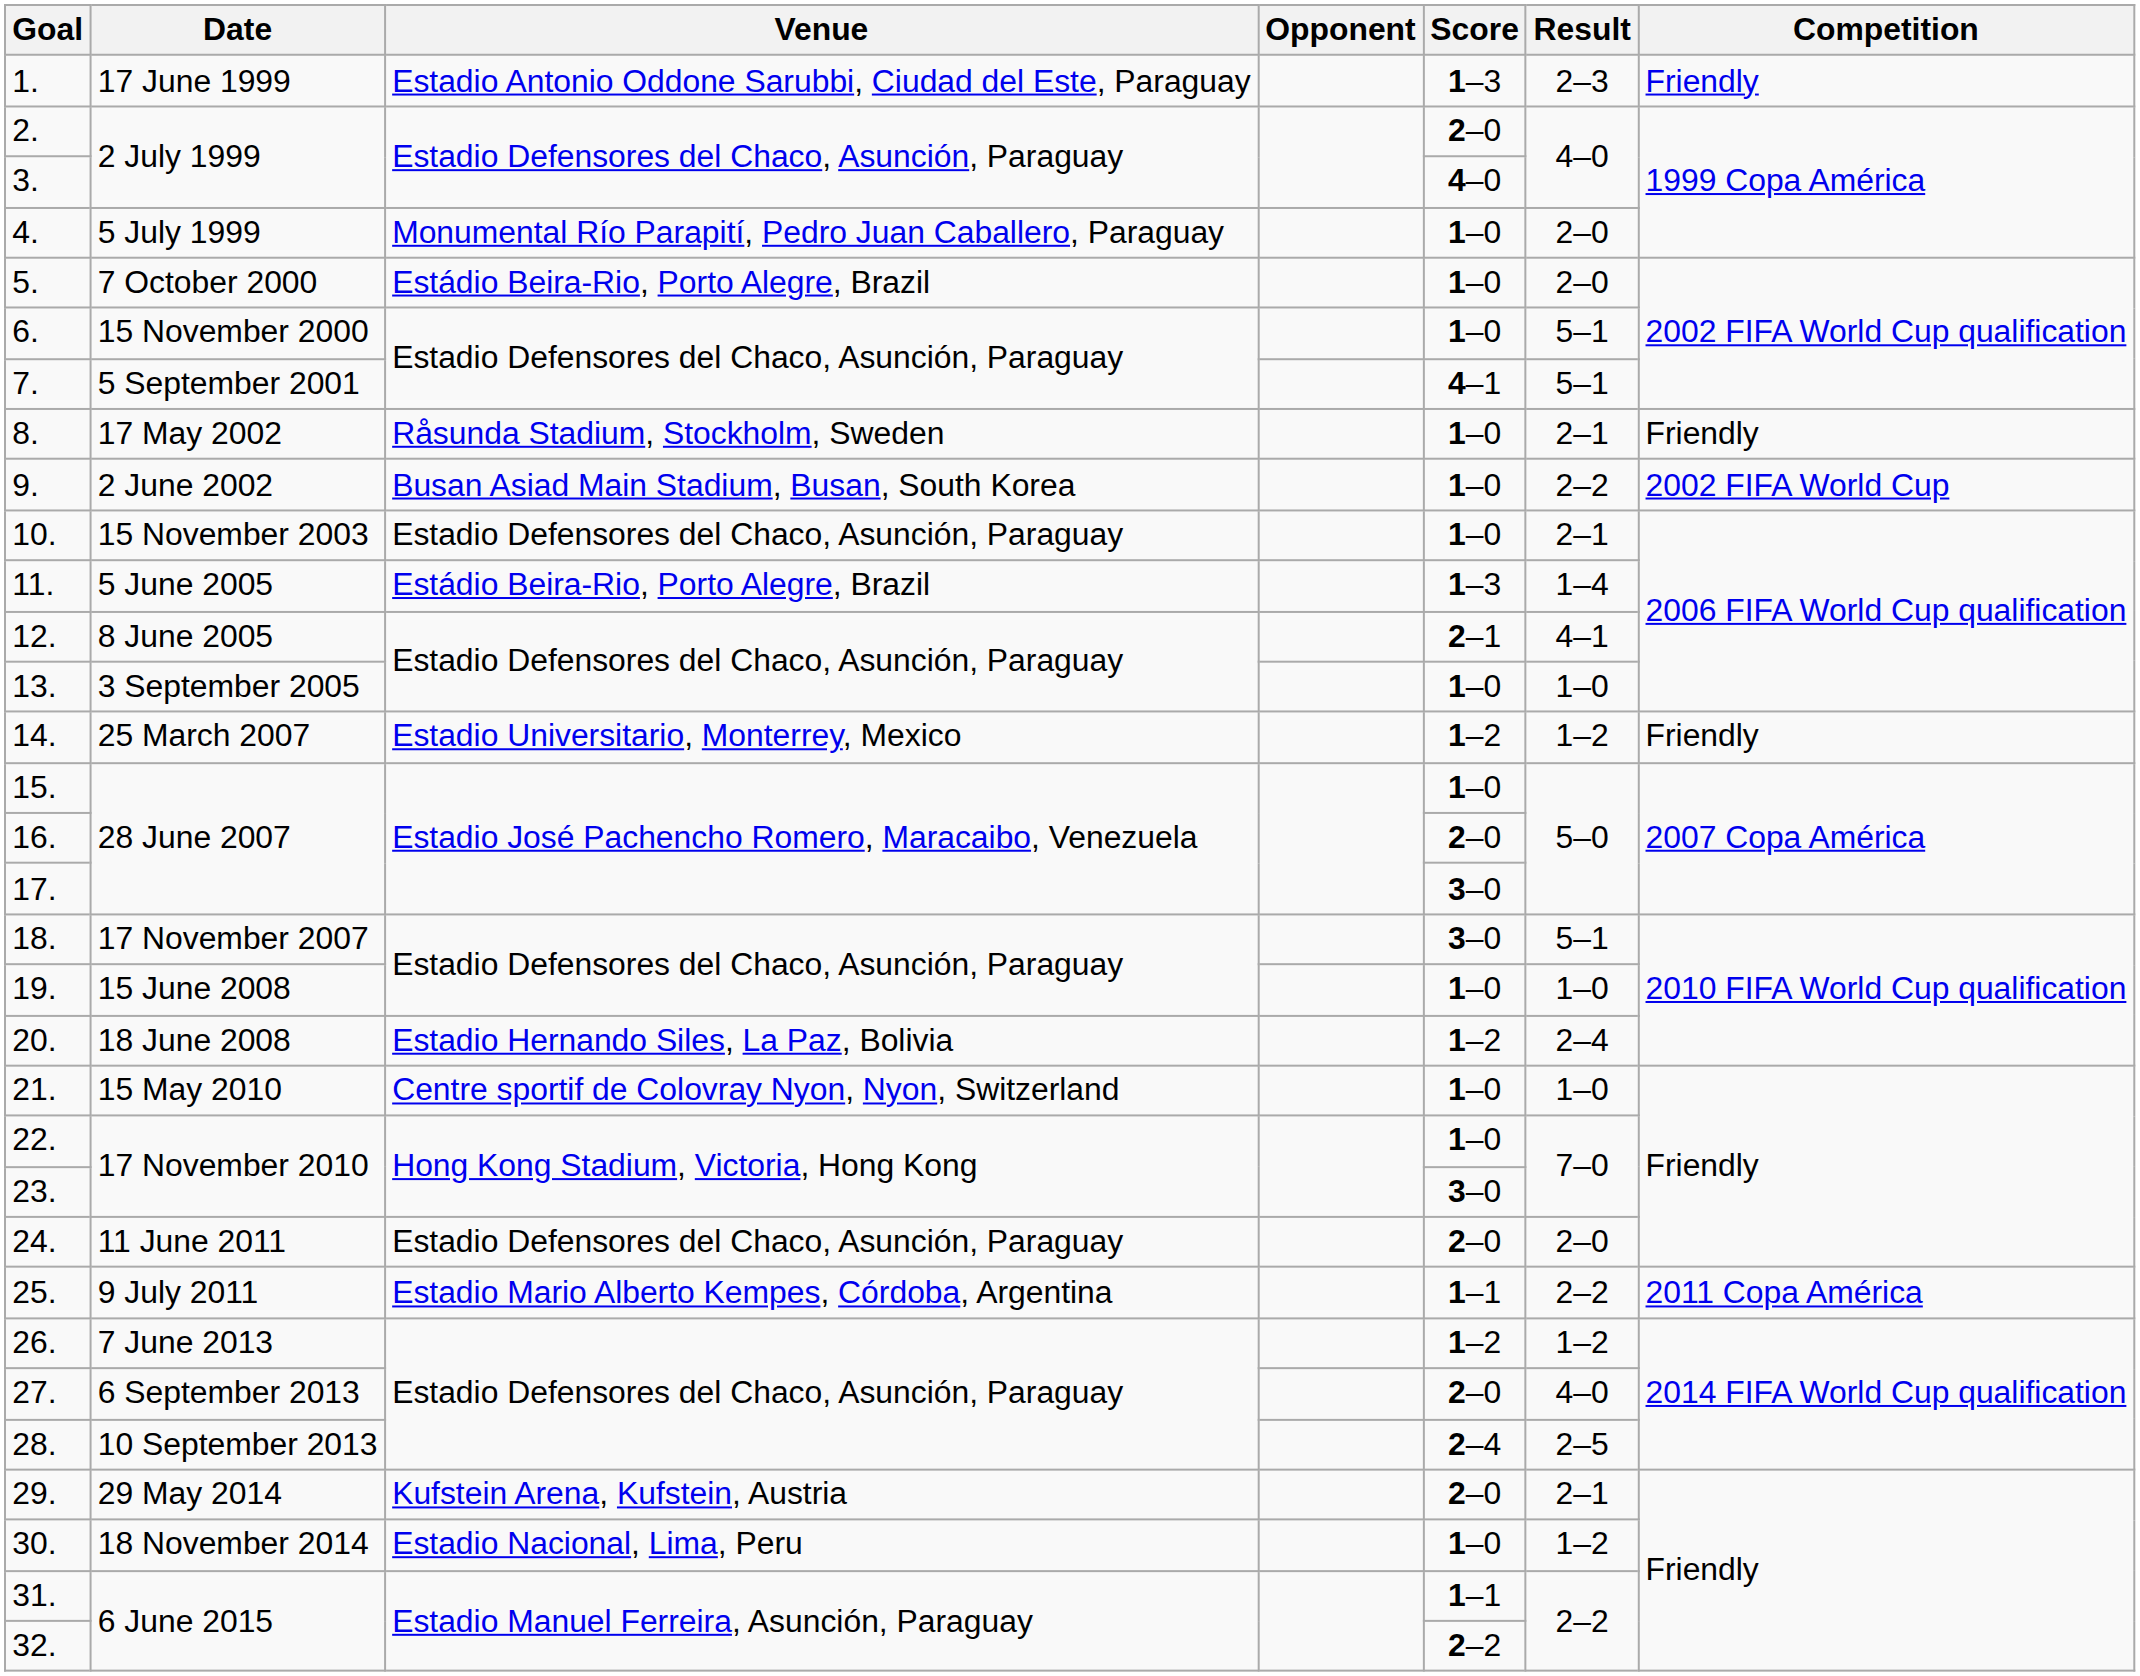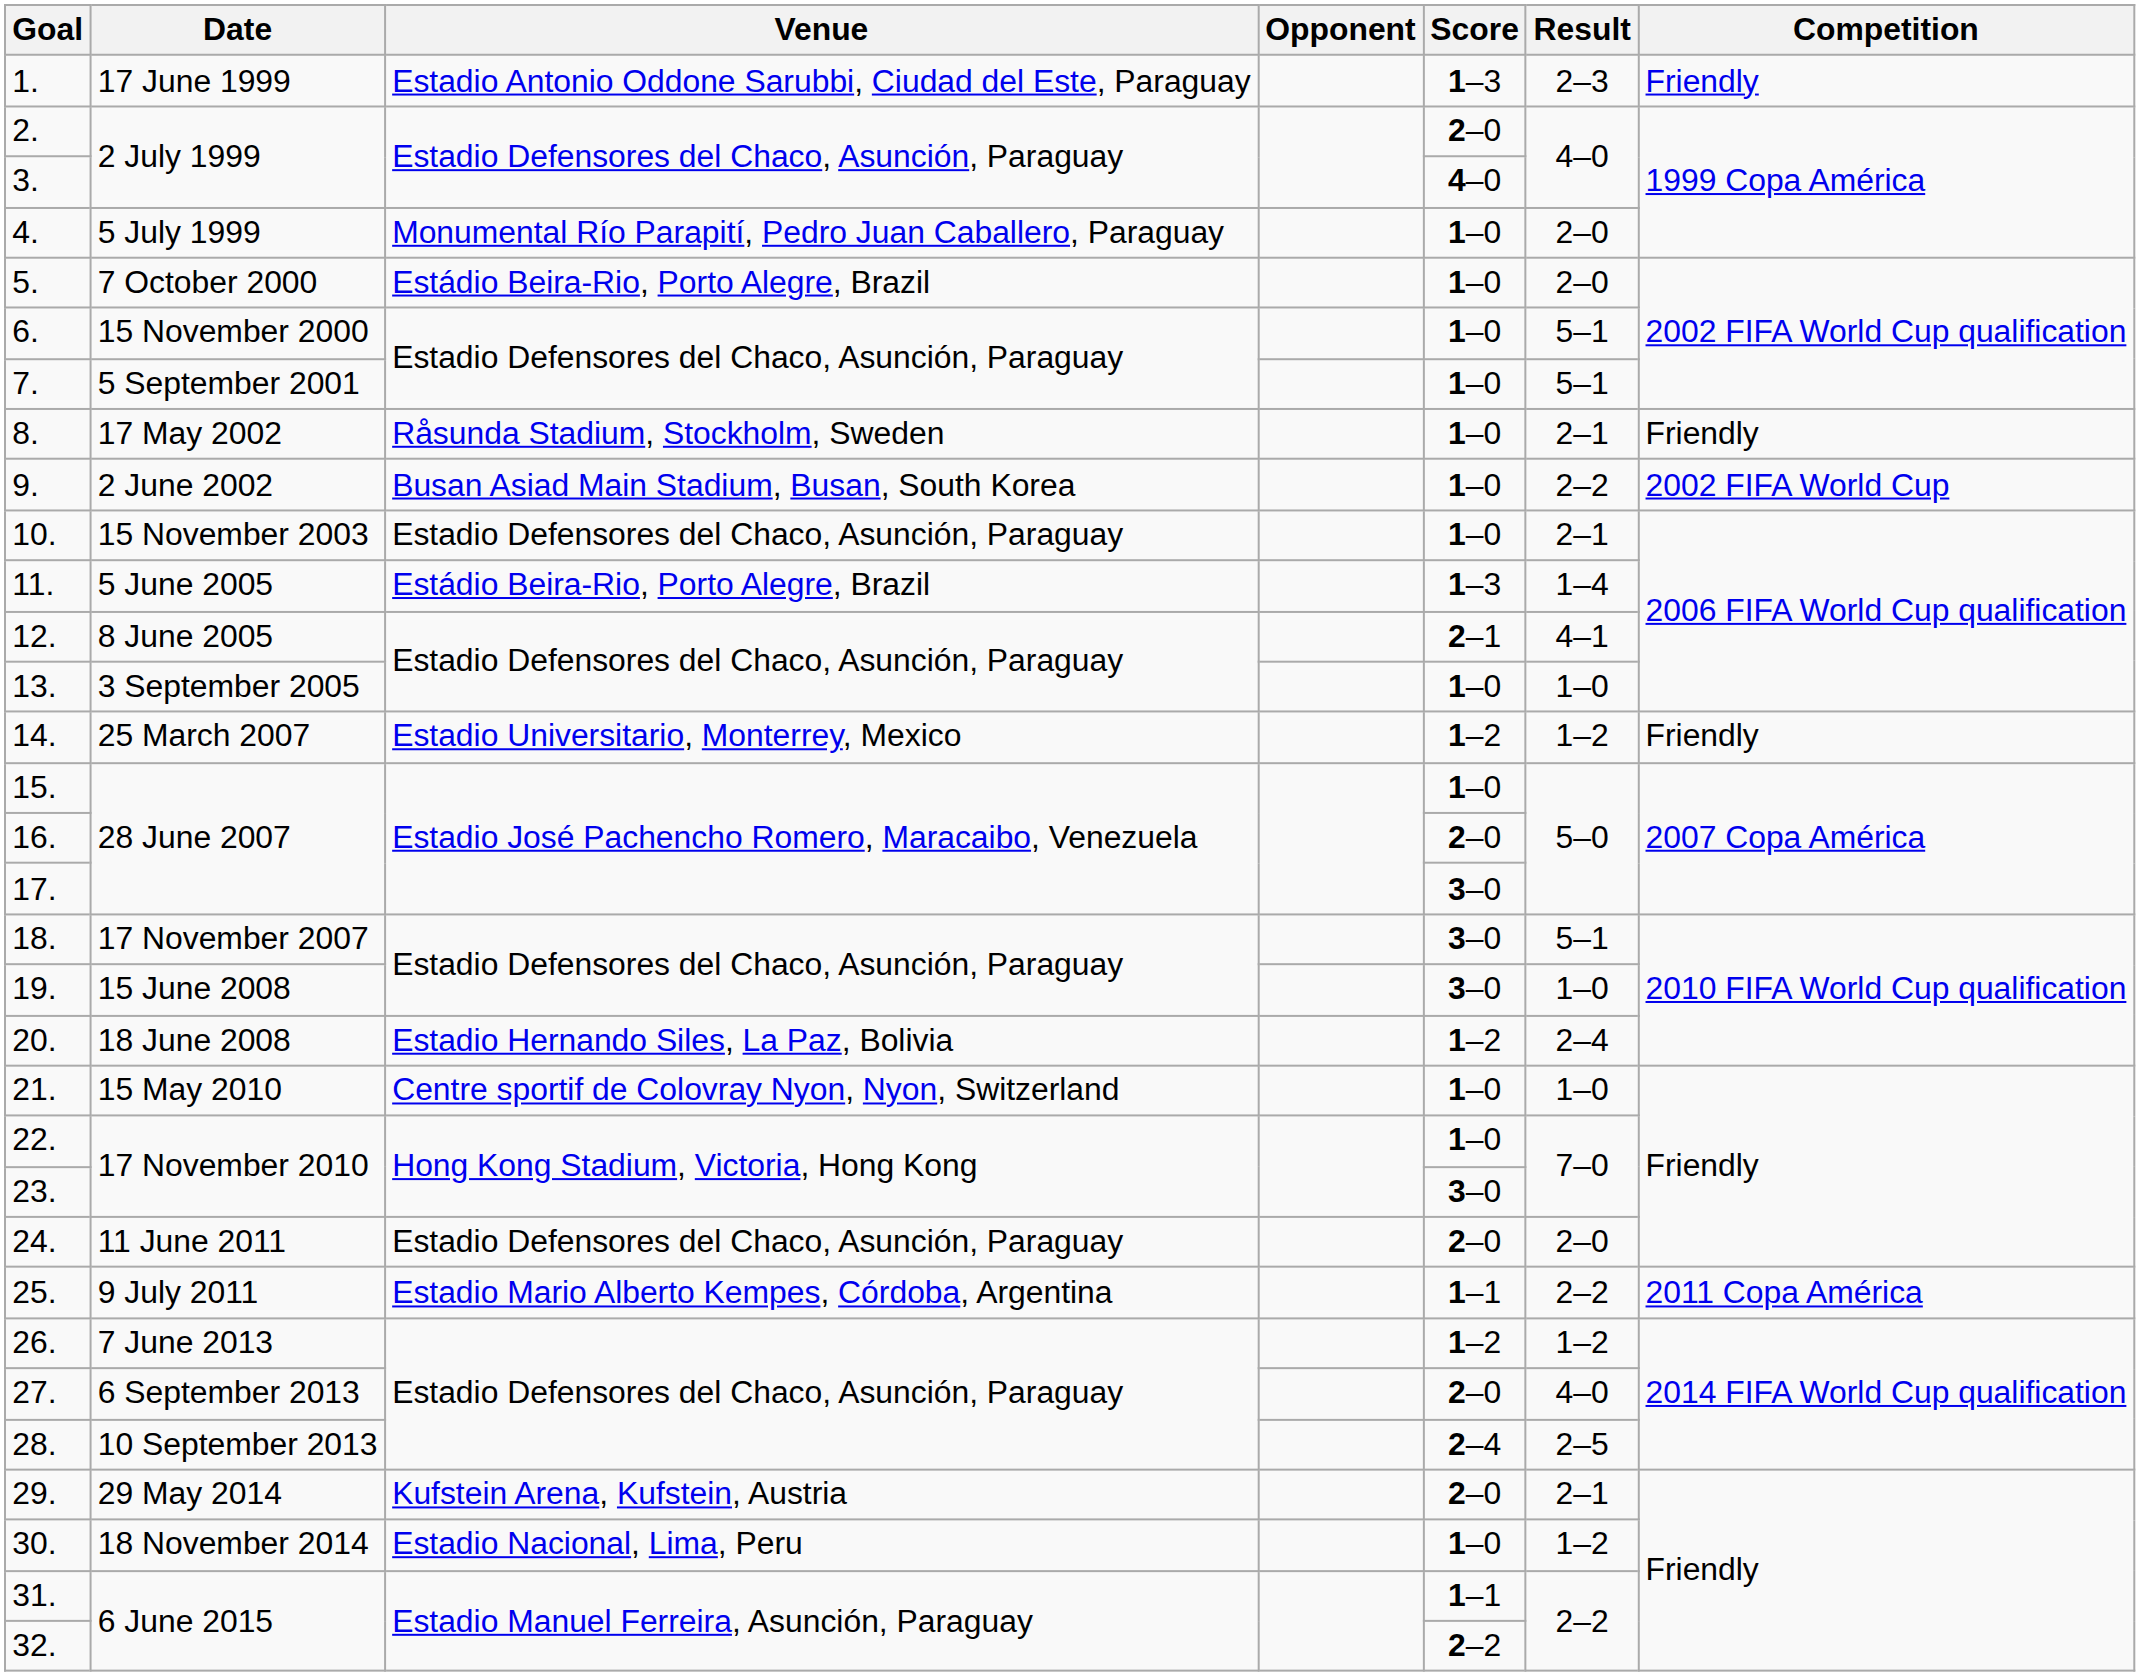(1475, 383) 4–1 -> (1475, 383) 1–0
(1475, 989) 1–0 -> (1475, 989) 3–0
